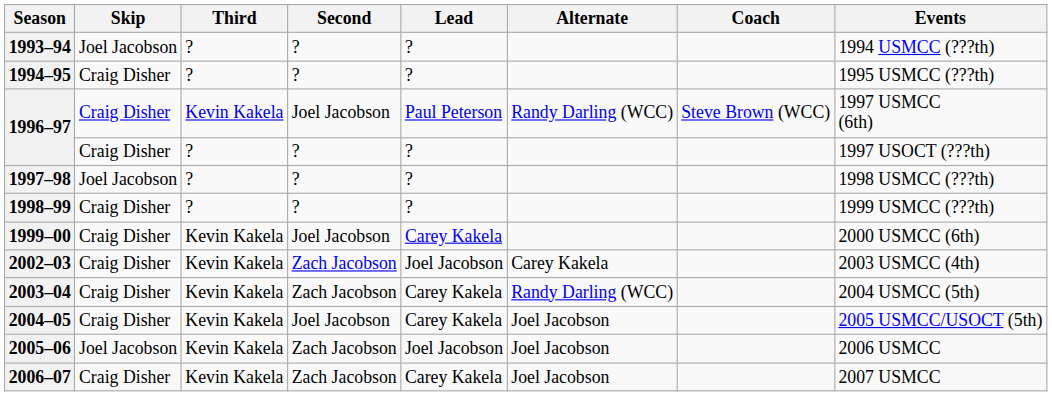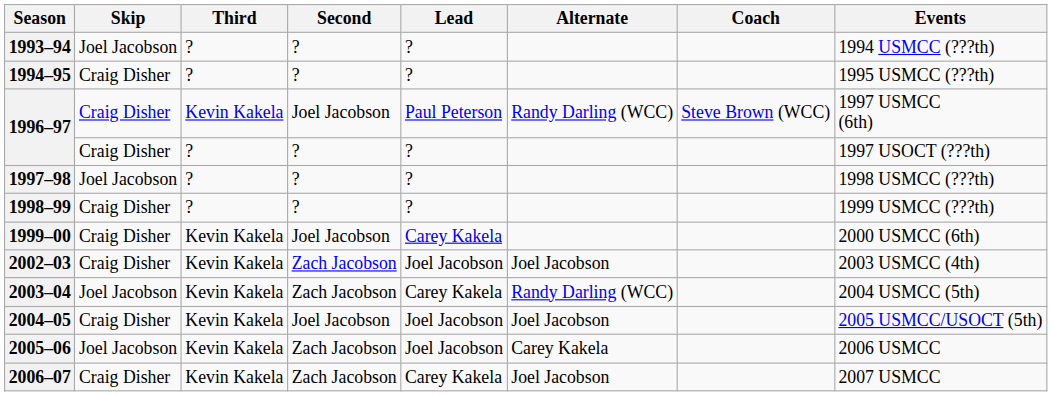(560, 263) Carey Kakela -> (560, 263) Joel Jacobson
(125, 292) Craig Disher -> (128, 292) Joel Jacobson
(453, 320) Carey Kakela -> (454, 320) Joel Jacobson
(560, 348) Joel Jacobson -> (560, 348) Carey Kakela
